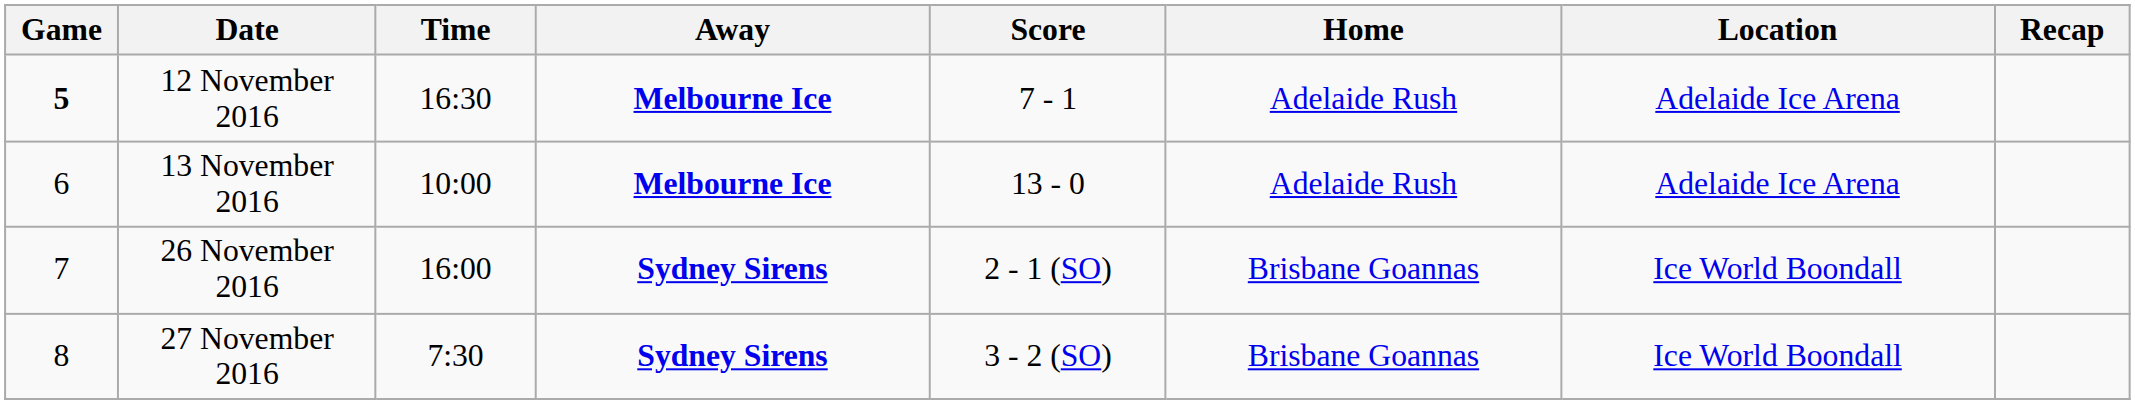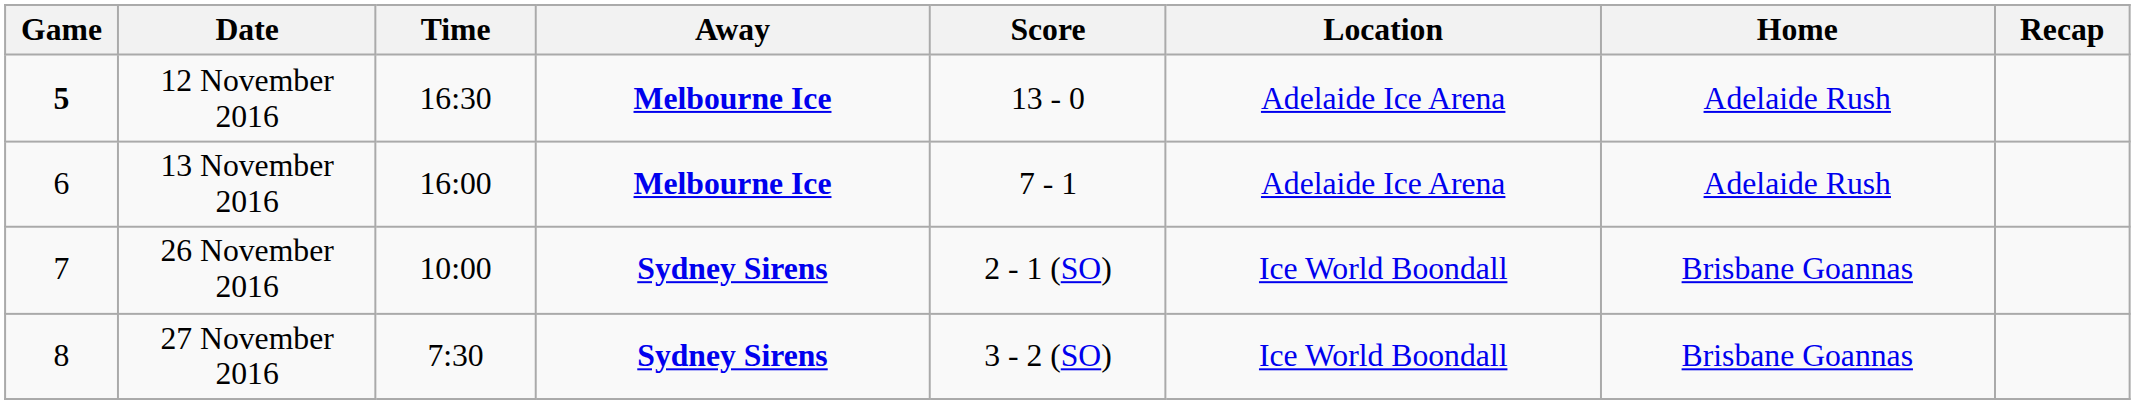columns swapped: (1363, 29) <-> (1778, 29)
(1048, 97) 7 - 1 -> (1048, 97) 13 - 0
(456, 183) 10:00 -> (456, 183) 16:00
(1048, 183) 13 - 0 -> (1048, 183) 7 - 1
(456, 269) 16:00 -> (456, 269) 10:00
